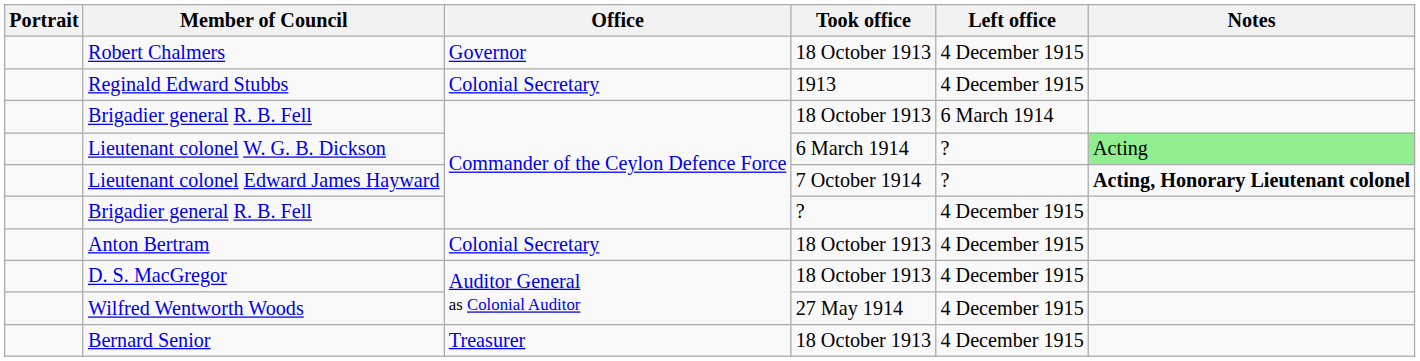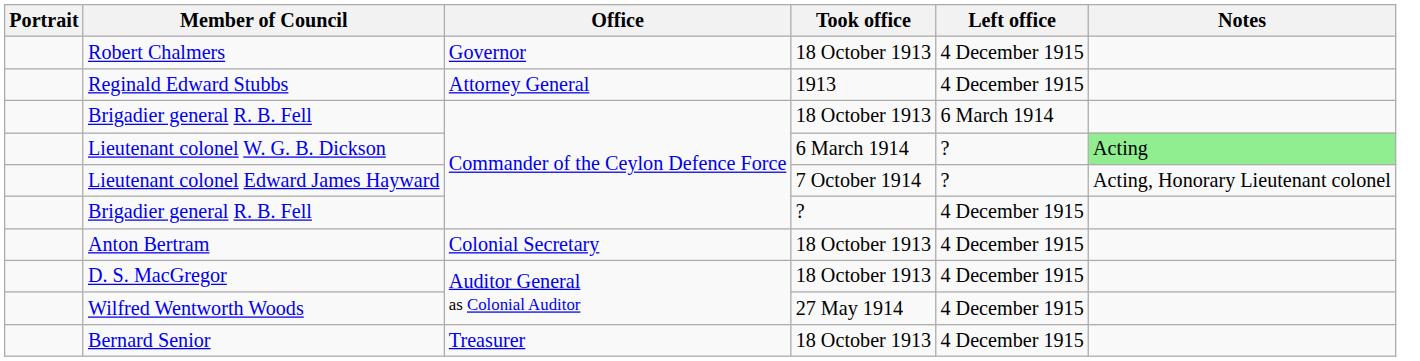(524, 84) Colonial Secretary -> (519, 84) Attorney General
(1252, 180) bold -> (1242, 180) normal
